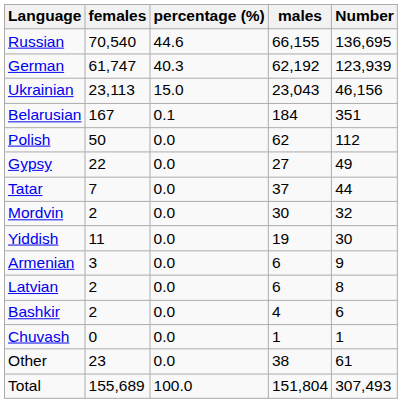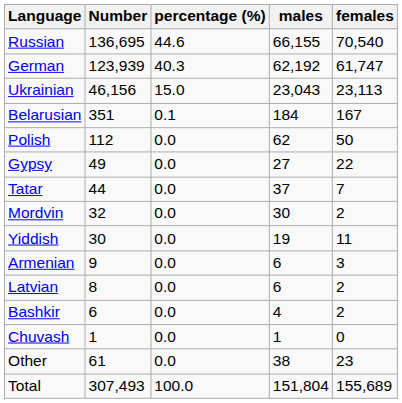columns swapped: (365, 16) <-> (117, 16)
